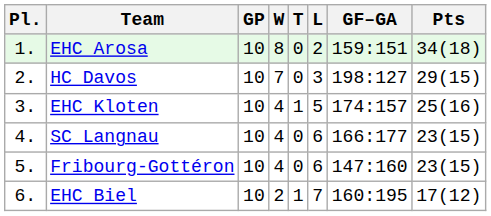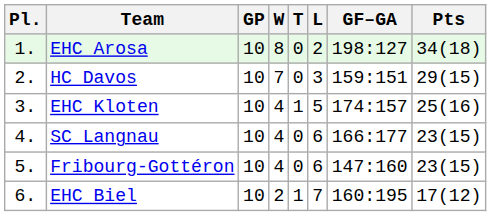(370, 49) 159:151 -> (370, 49) 198:127
(370, 78) 198:127 -> (370, 78) 159:151
